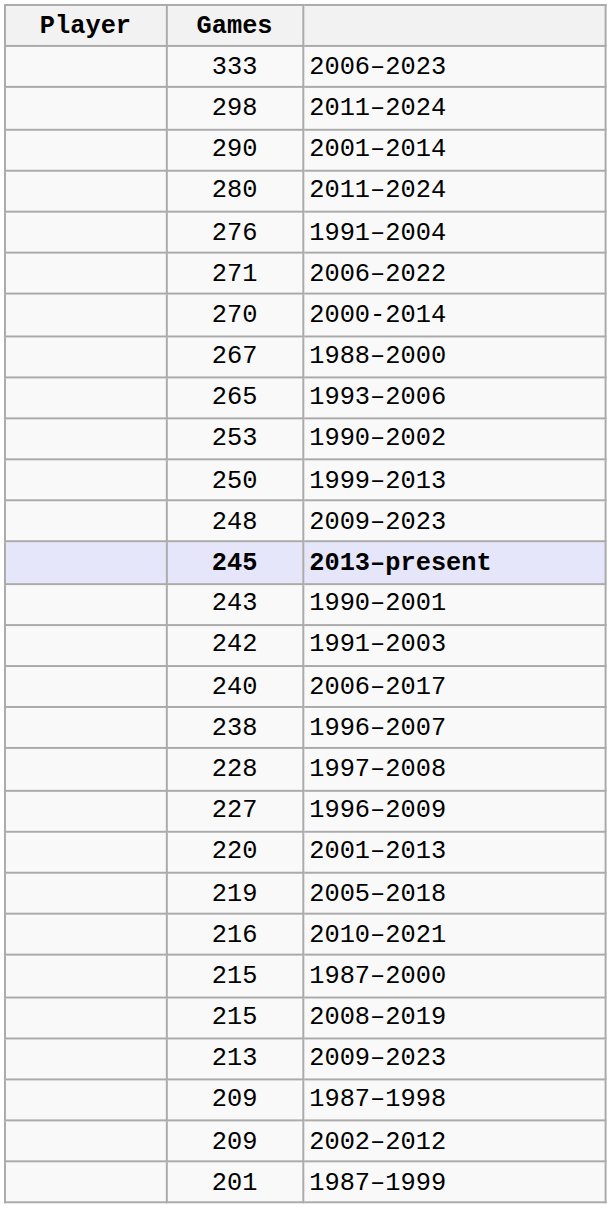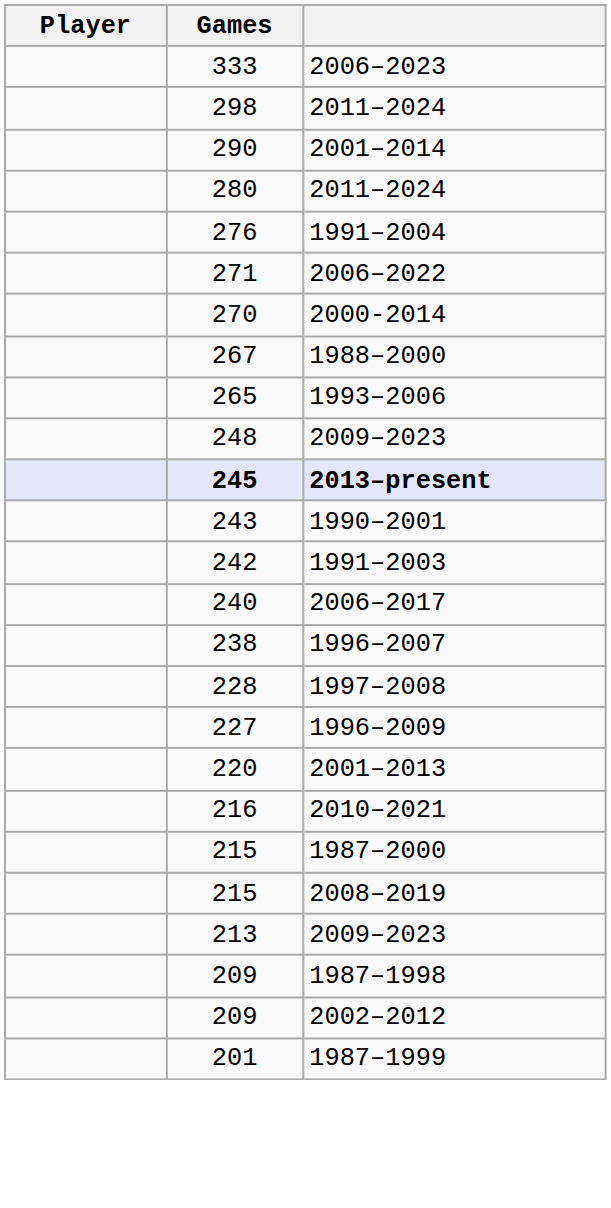- row: (235, 439)
- row: (235, 480)
- row: (235, 893)
